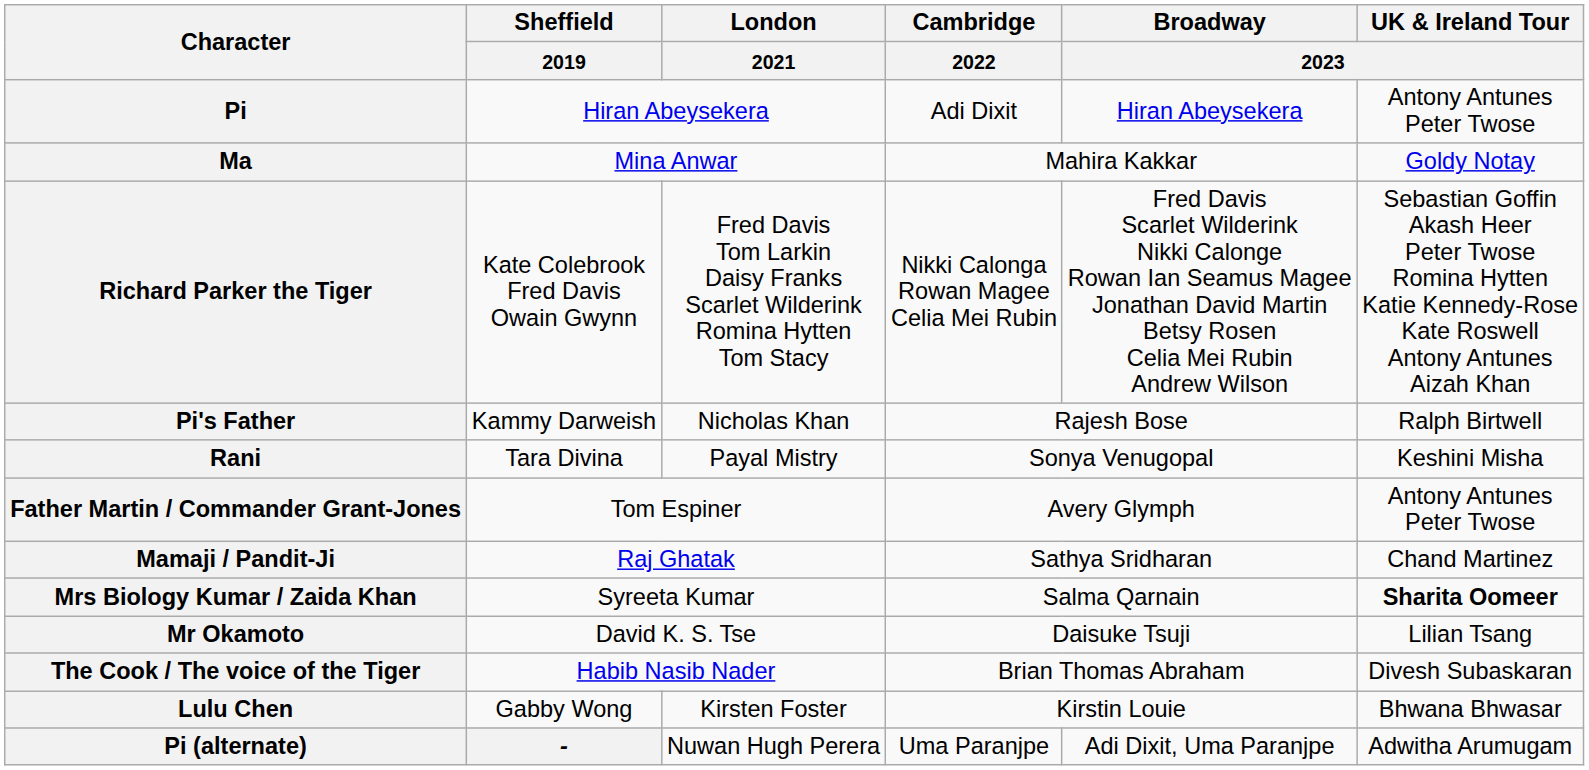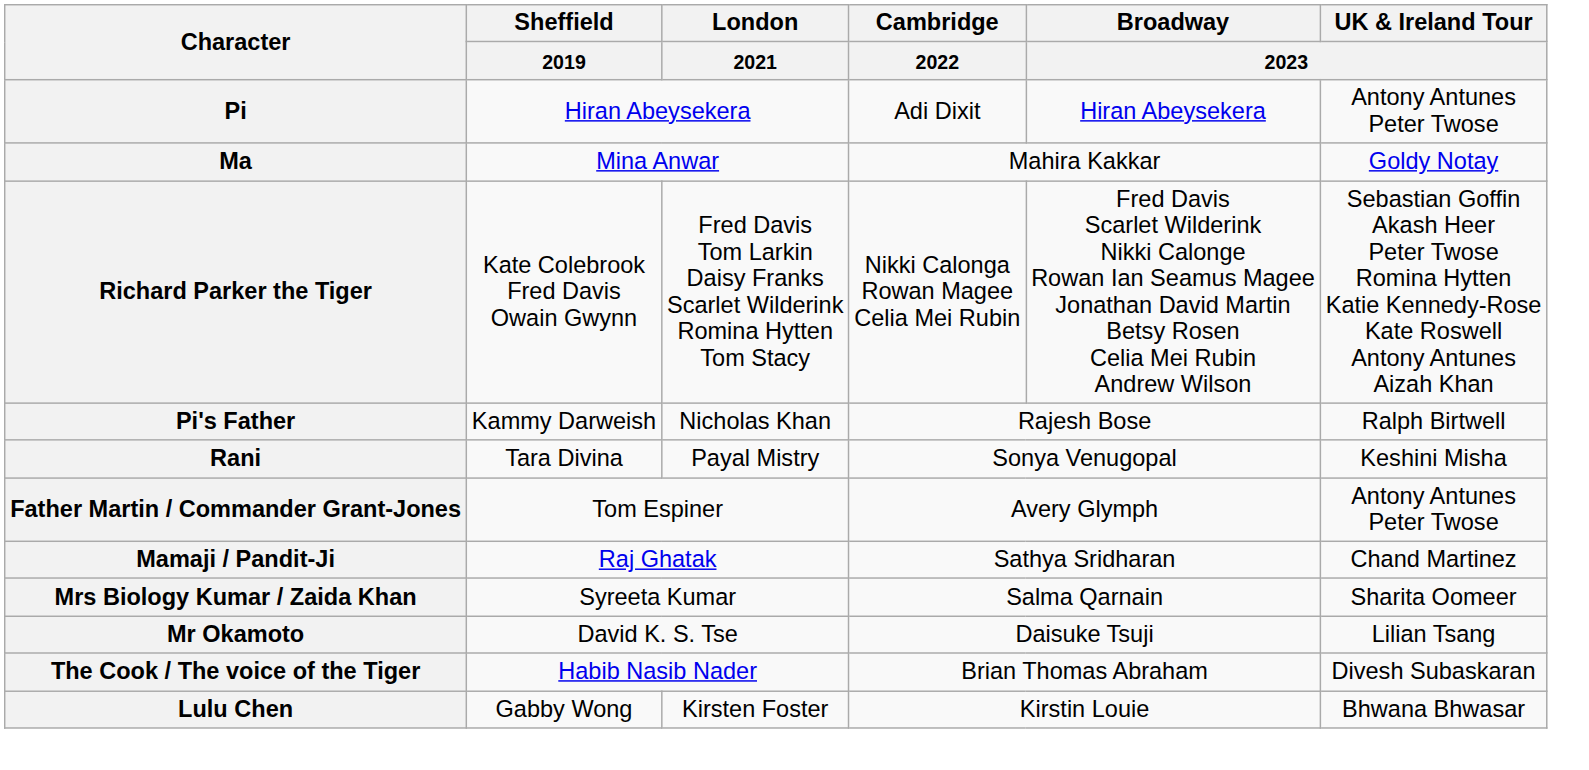(1470, 597) bold -> (1434, 597) normal
- row: (236, 746)
